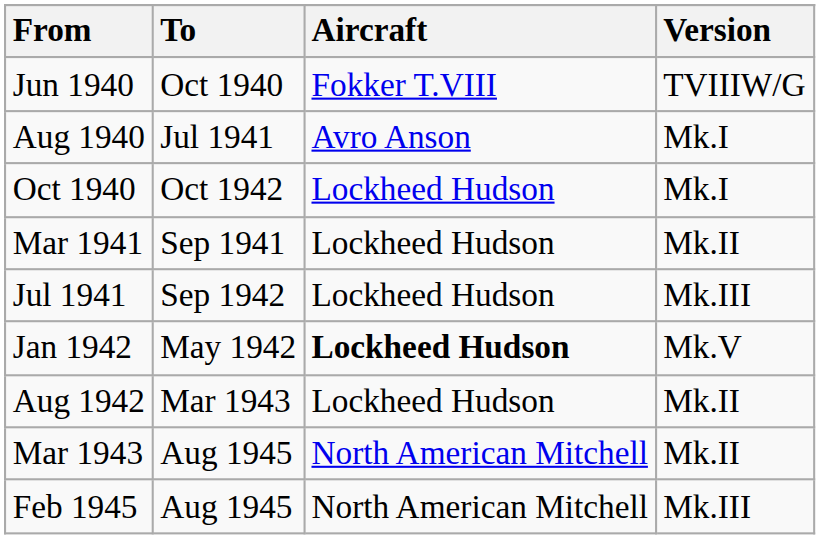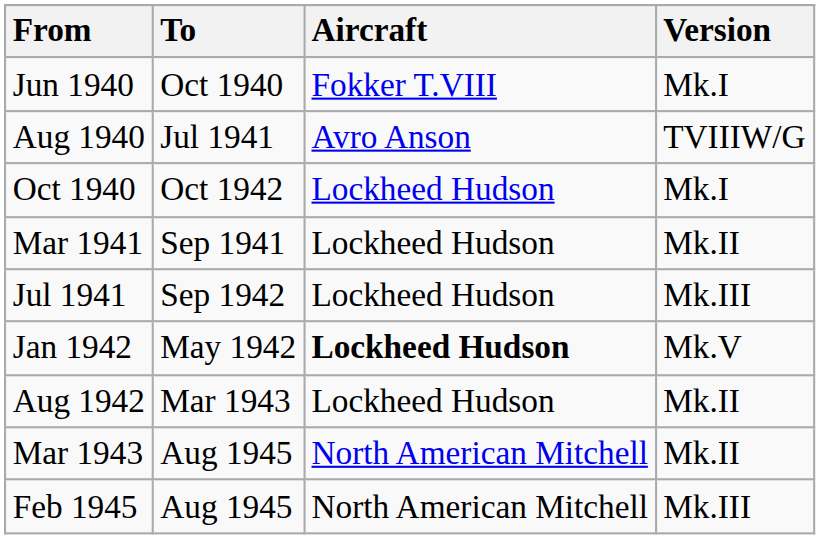(734, 83) TVIIIW/G -> (696, 83) Mk.I
(696, 136) Mk.I -> (734, 136) TVIIIW/G
